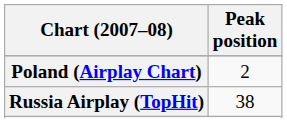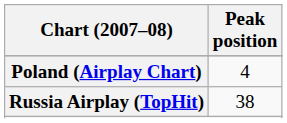(245, 71) 2 -> (245, 71) 4
